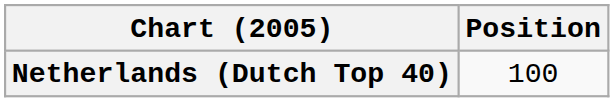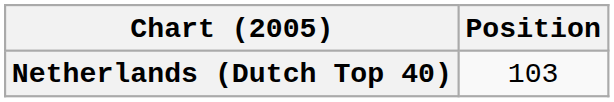(533, 74) 100 -> (533, 74) 103
